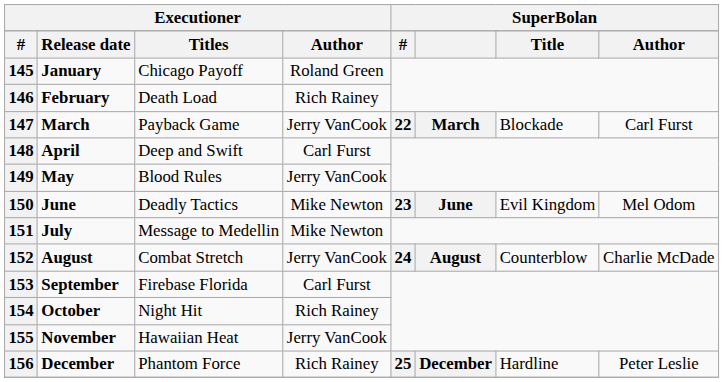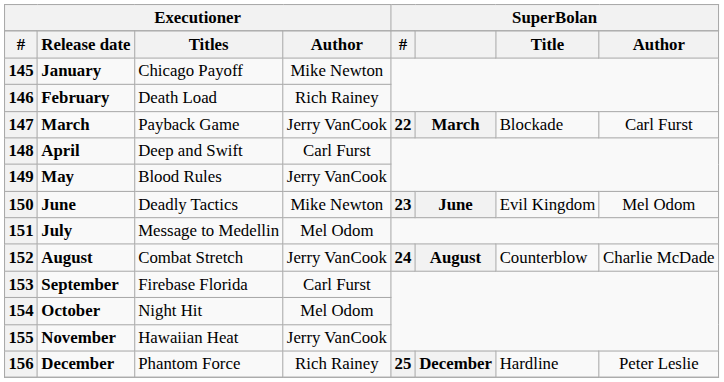(337, 71) Roland Green -> (337, 71) Mike Newton
(337, 230) Mike Newton -> (337, 230) Mel Odom
(337, 310) Rich Rainey -> (337, 310) Mel Odom
